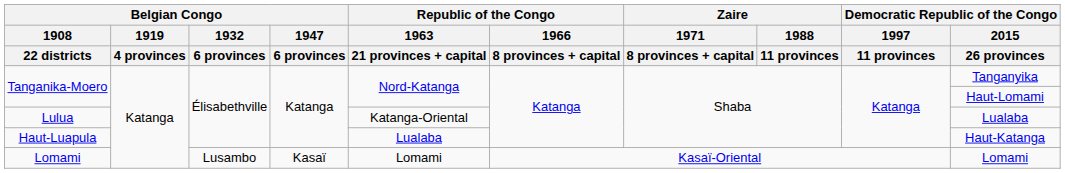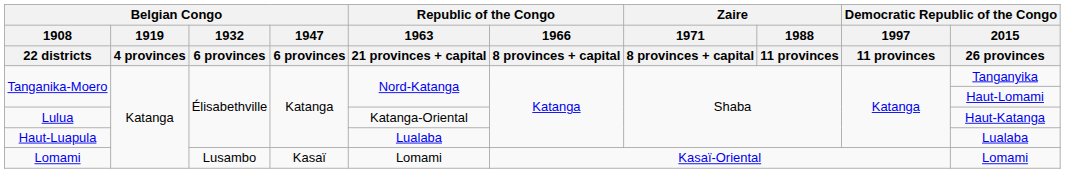(1005, 117) Lualaba -> (1005, 117) Haut-Katanga
(1005, 138) Haut-Katanga -> (1005, 138) Lualaba
